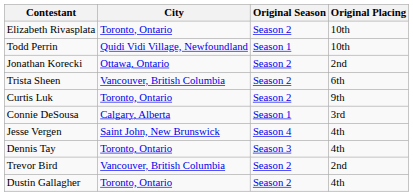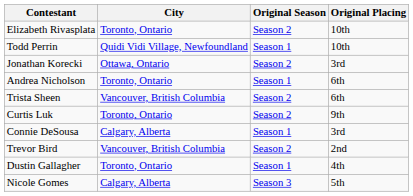(339, 64) 2nd -> (338, 64) 3rd
+ row: (46, 81)
- row: (34, 132)
- row: (31, 149)
(272, 183) Season 2 -> (272, 166) Season 1
+ row: (38, 183)
